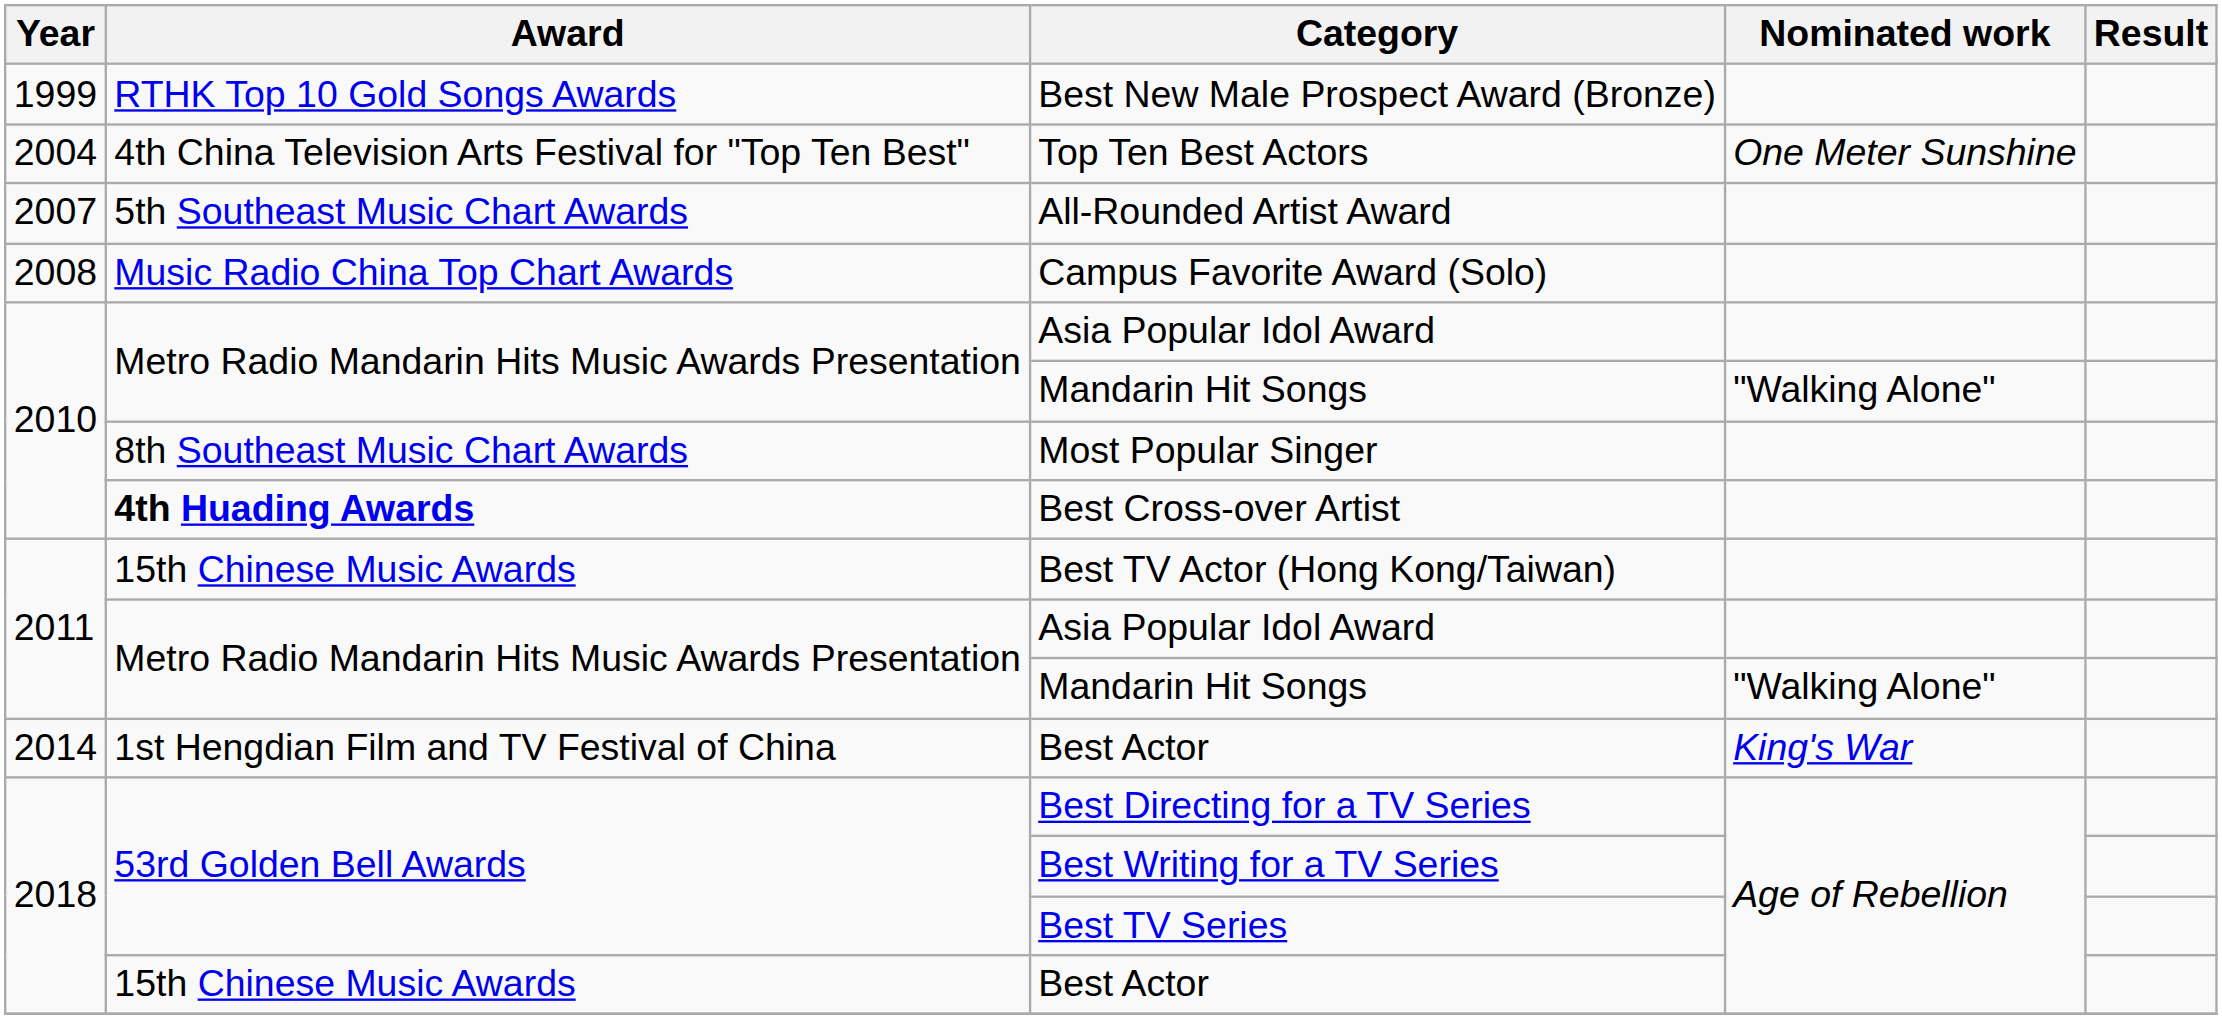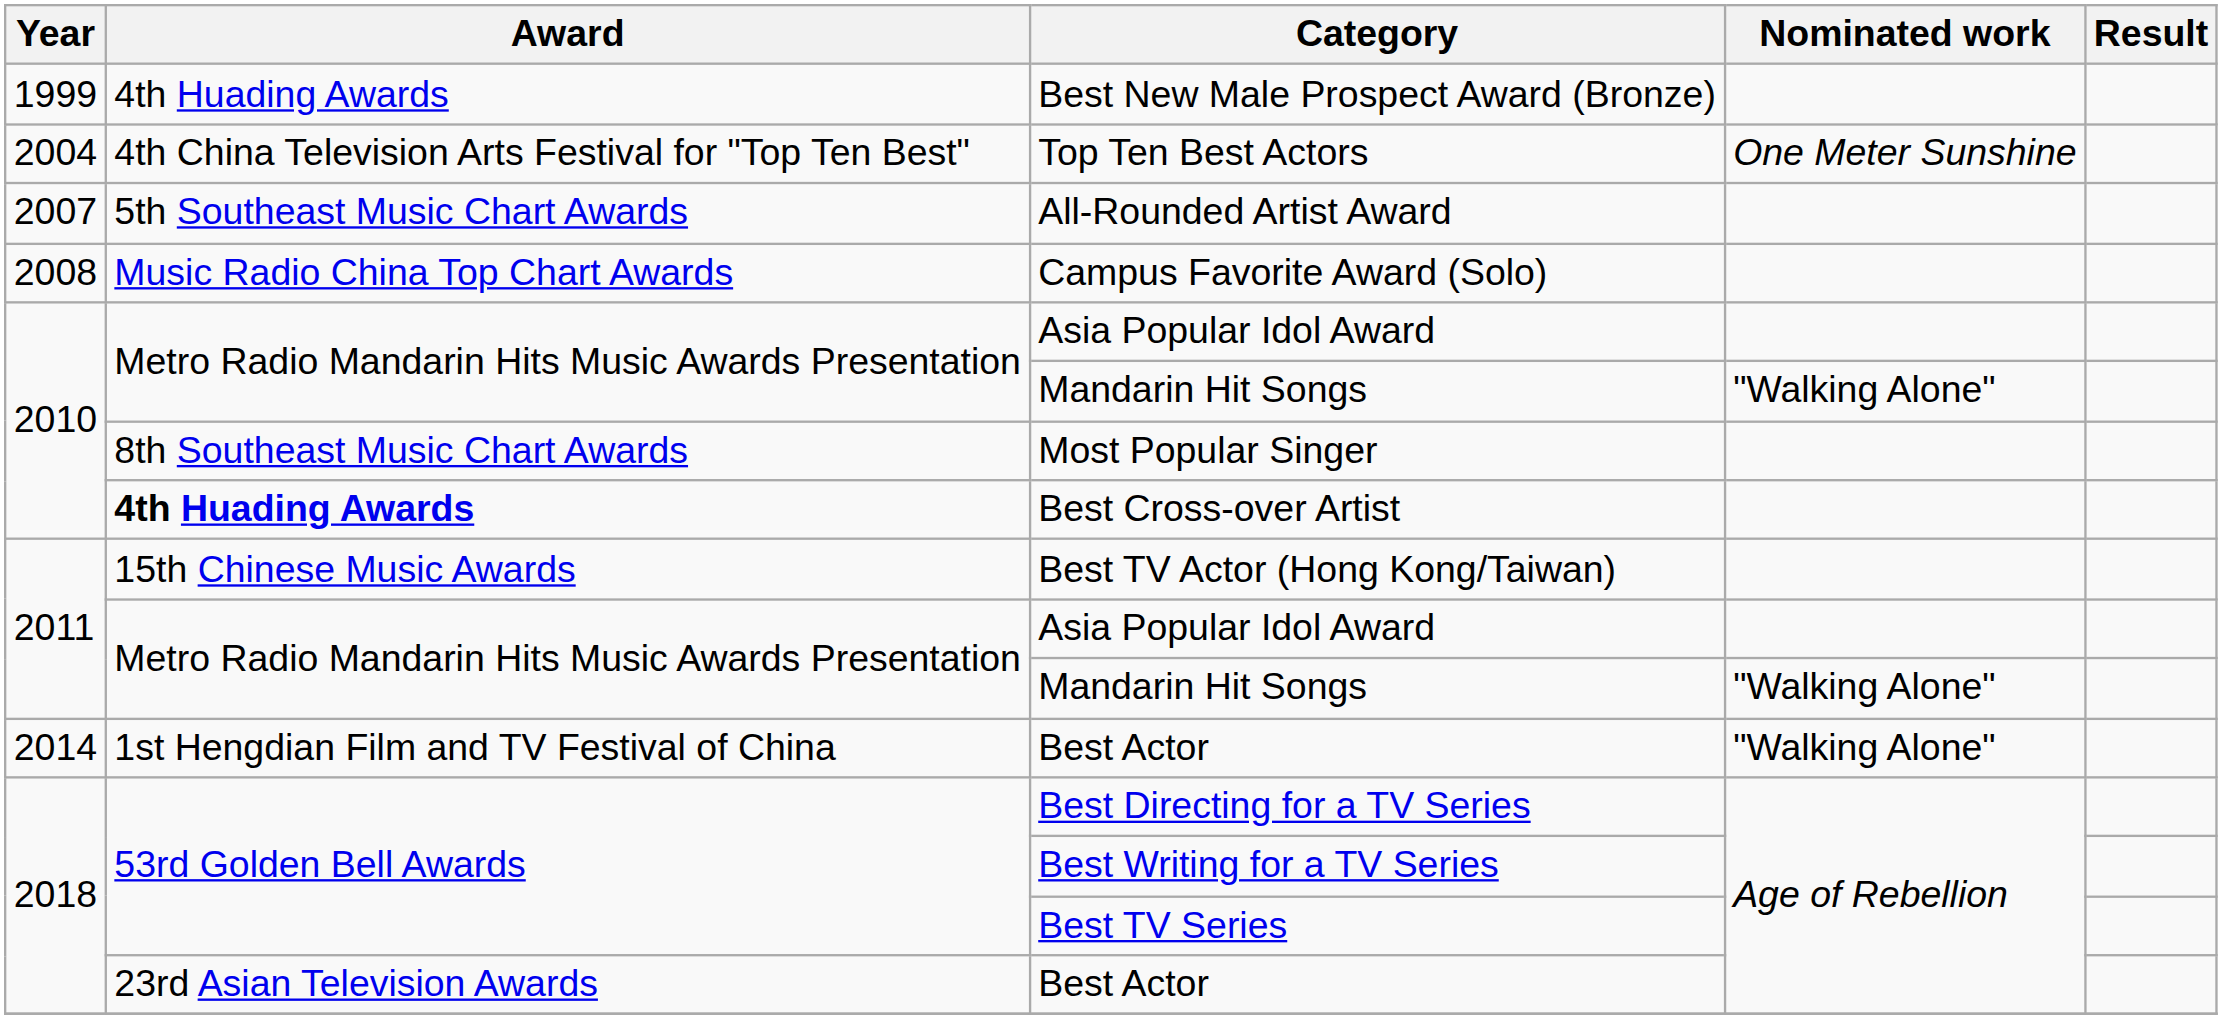(395, 93) RTHK Top 10 Gold Songs Awards -> (282, 93) 4th Huading Awards
(1823, 746) King's War -> (1864, 746) "Walking Alone"
(345, 984) 15th Chinese Music Awards -> (356, 984) 23rd Asian Television Awards
